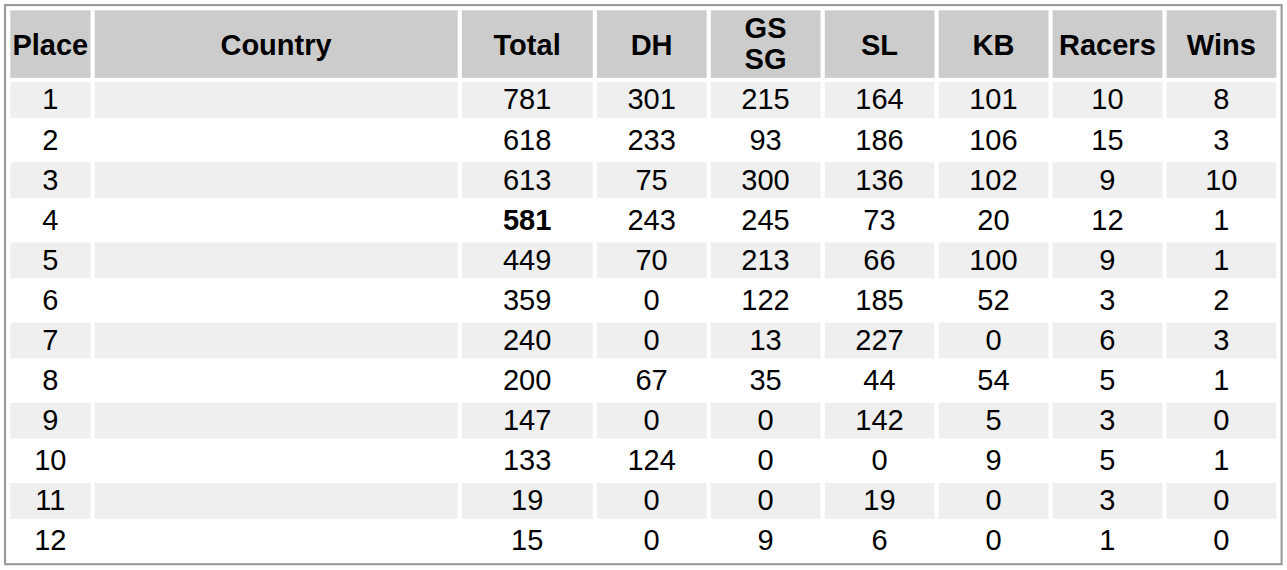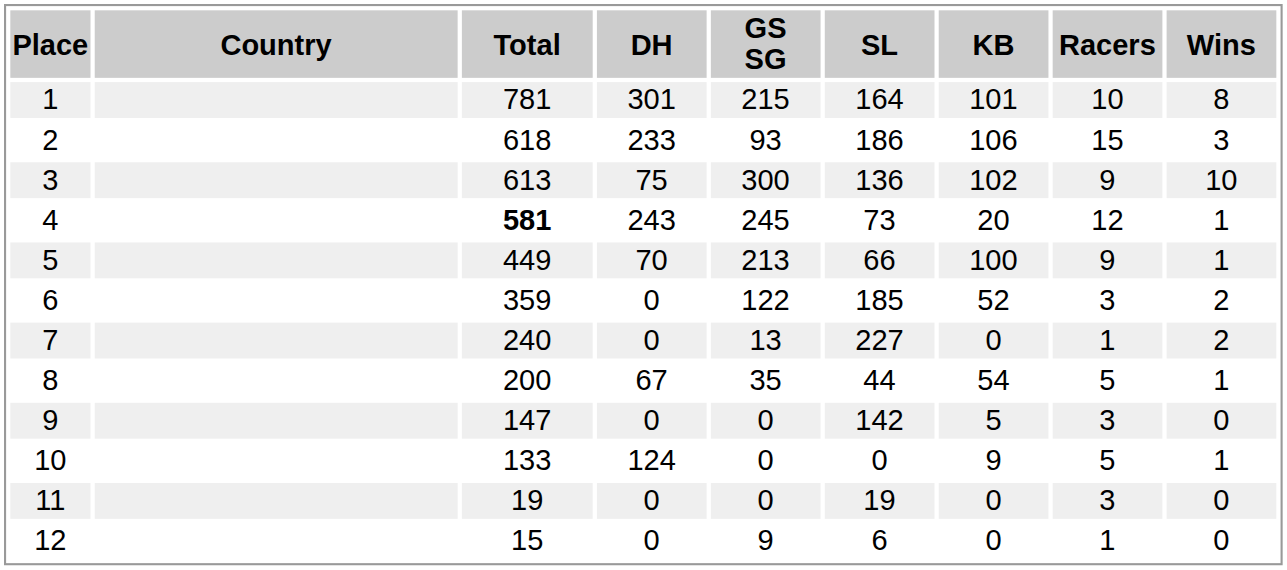(1107, 341) 6 -> (1107, 341) 1
(1221, 341) 3 -> (1221, 341) 2
